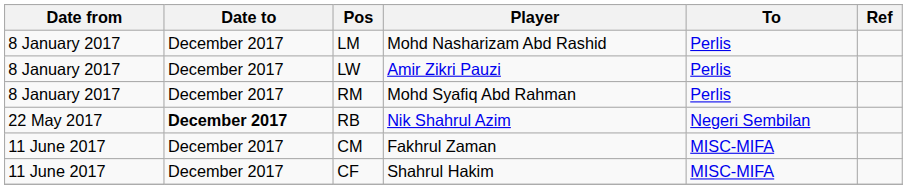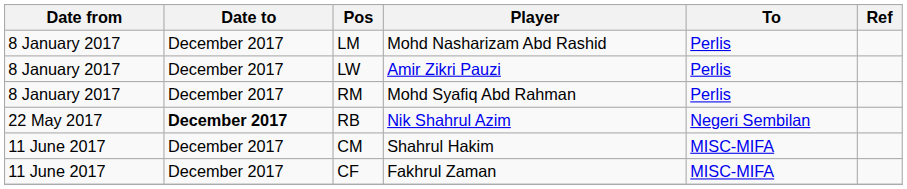(442, 146) Fakhrul Zaman -> (440, 146) Shahrul Hakim
(440, 172) Shahrul Hakim -> (442, 172) Fakhrul Zaman
